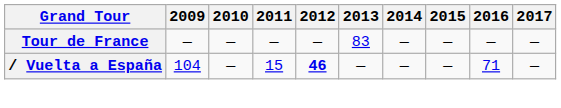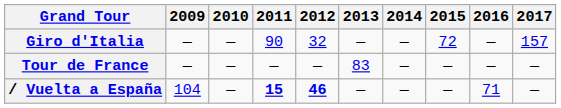+ row: (85, 41)
(274, 66) normal -> (274, 91) bold
